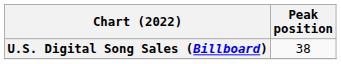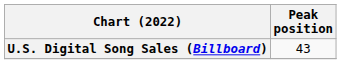(303, 49) 38 -> (303, 49) 43
